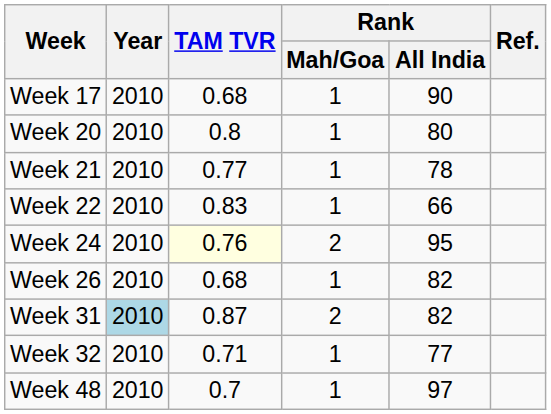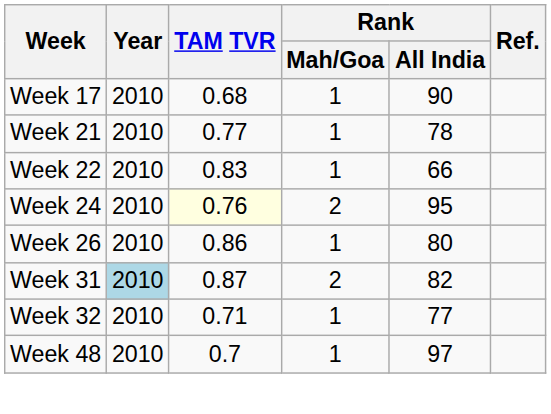- row: (56, 133)
(225, 280) 0.68 -> (225, 243) 0.86
(440, 280) 82 -> (440, 243) 80
